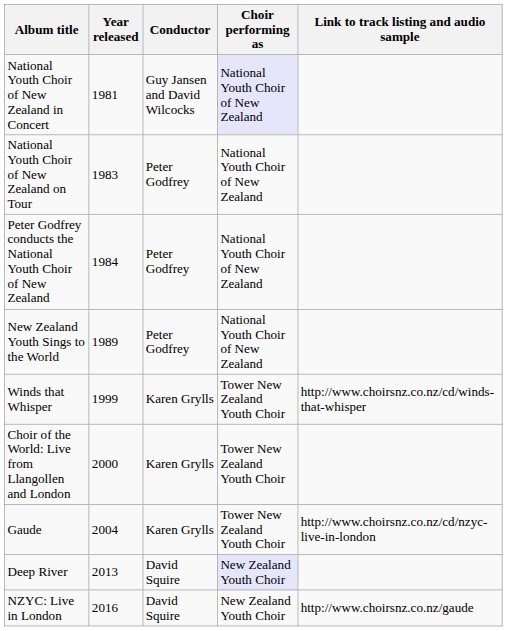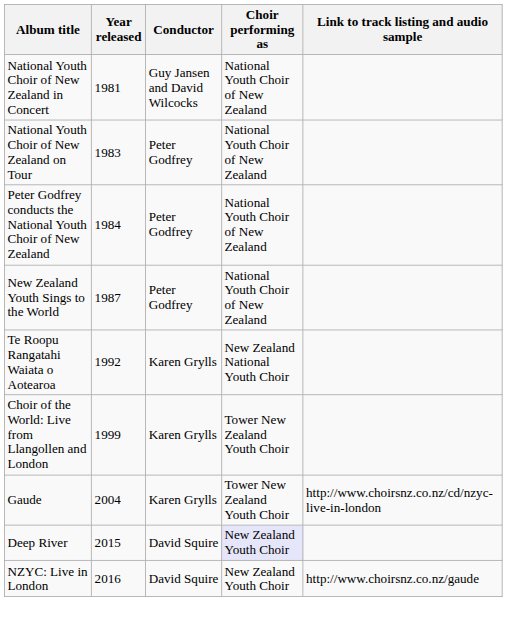(253, 94) lavender background -> (257, 87) no background
(105, 341) 1989 -> (108, 297) 1987
+ row: (34, 362)
- row: (36, 399)
(105, 464) 2000 -> (108, 434) 1999
(105, 572) 2013 -> (108, 542) 2015
